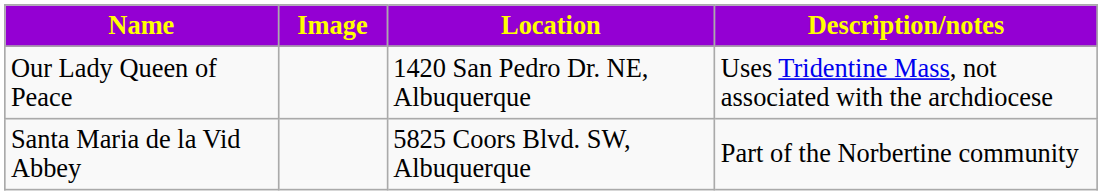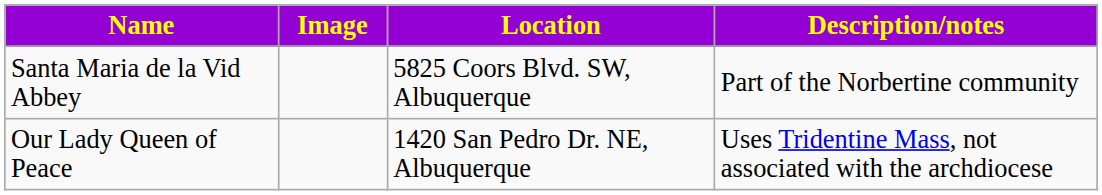rows swapped: (126, 153) <-> (114, 82)
